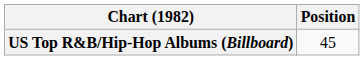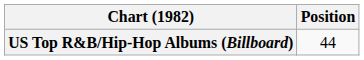(328, 42) 45 -> (328, 42) 44
